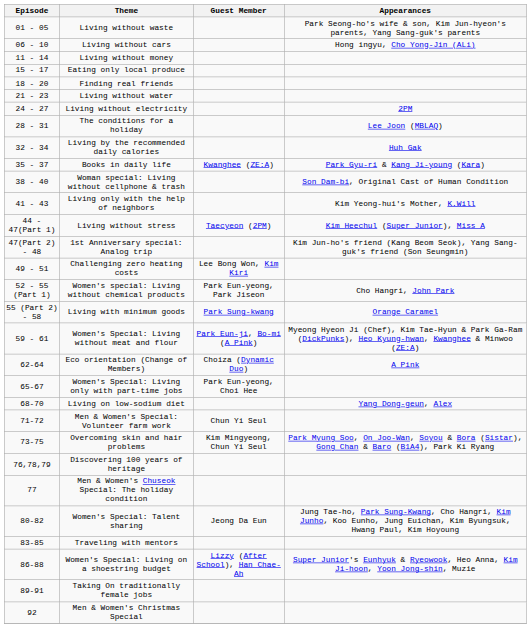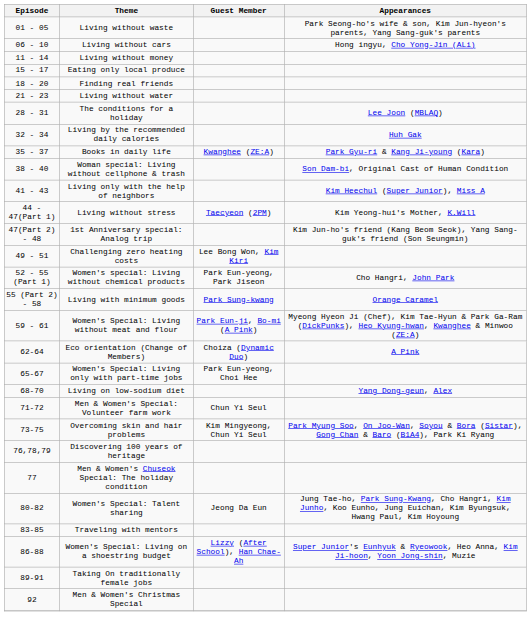- row: (126, 109)
(405, 204) Kim Yeong-hui's Mother, K.Will -> (405, 191) Kim Heechul (Super Junior), Miss A
(405, 225) Kim Heechul (Super Junior), Miss A -> (405, 213) Kim Yeong-hui's Mother, K.Will
